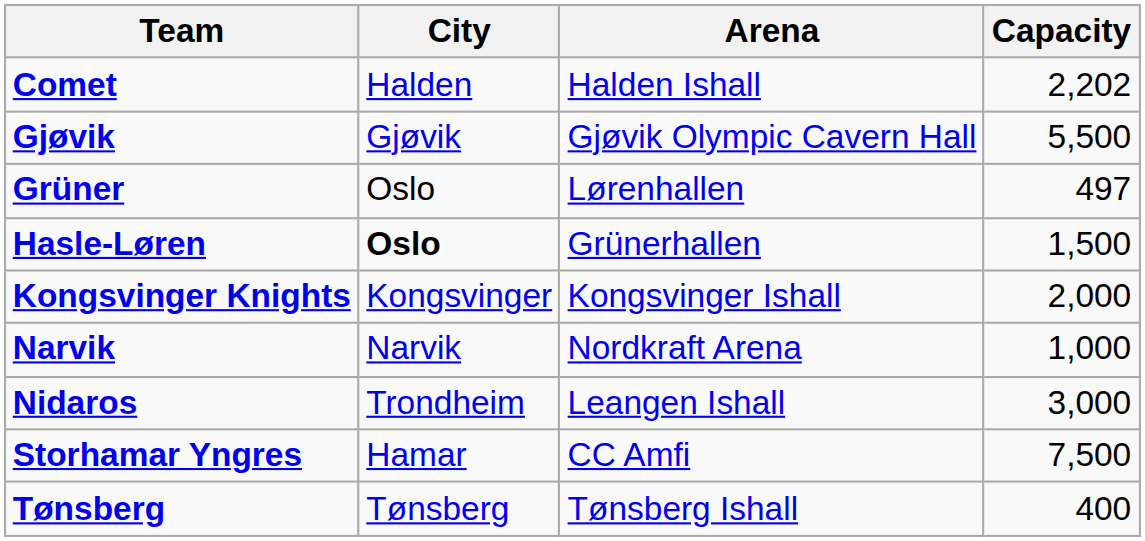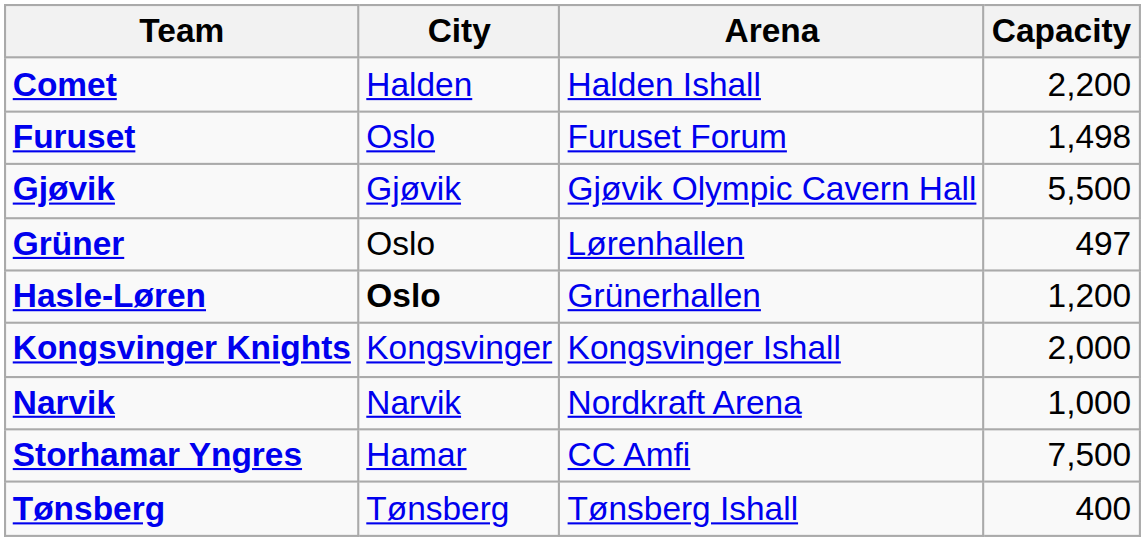(1089, 84) 2,202 -> (1089, 84) 2,200
+ row: (74, 137)
(1089, 243) 1,500 -> (1089, 296) 1,200
- row: (75, 402)
